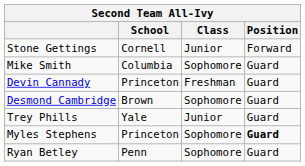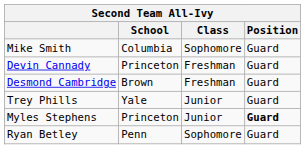- row: (52, 48)
(213, 100) Sophomore -> (210, 83) Freshman
(213, 135) Sophomore -> (203, 117) Junior
